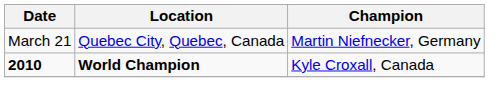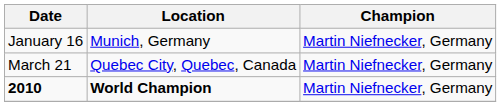+ row: (46, 40)
(363, 64) Kyle Croxall, Canada -> (398, 88) Martin Niefnecker, Germany
